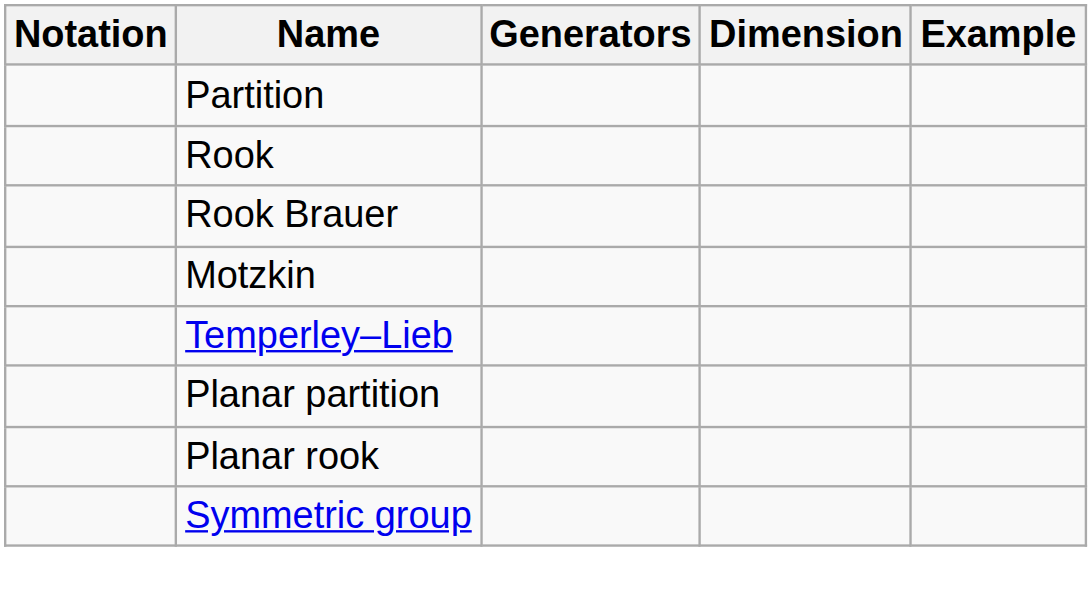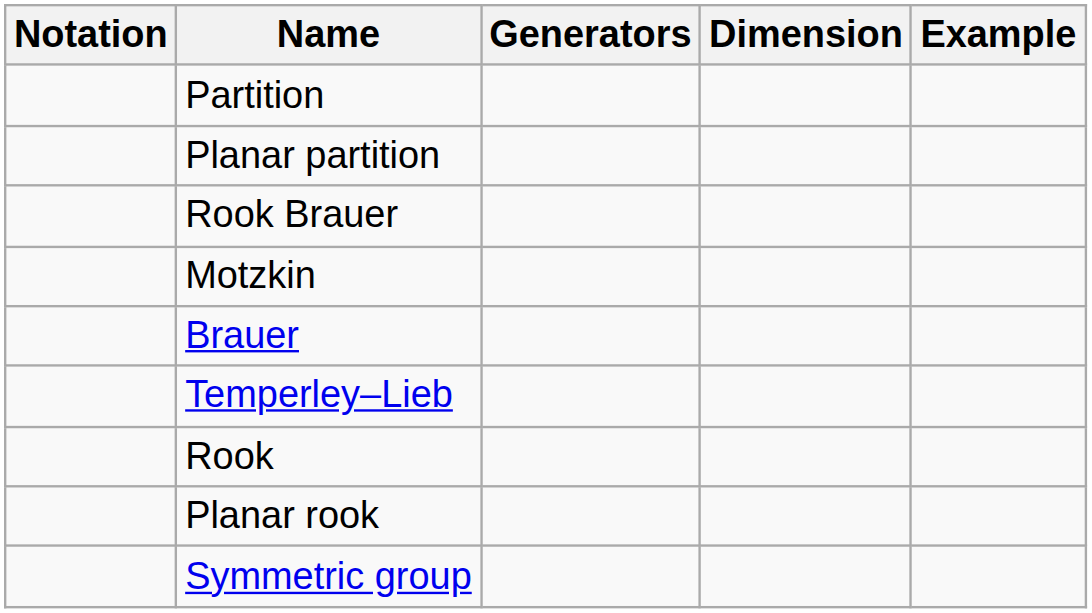rows swapped: (313, 395) <-> (229, 154)
+ row: (242, 335)
